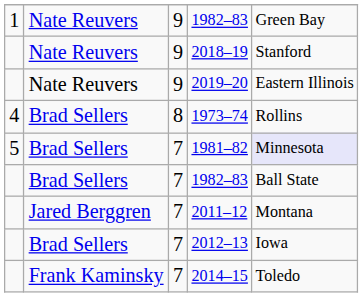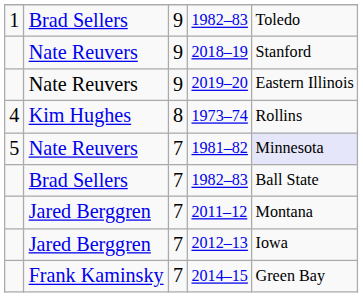(83, 20) Nate Reuvers -> (78, 20) Brad Sellers
(290, 20) Green Bay -> (278, 20) Toledo
(78, 116) Brad Sellers -> (80, 116) Kim Hughes
(78, 148) Brad Sellers -> (83, 148) Nate Reuvers
(78, 244) Brad Sellers -> (90, 244) Jared Berggren
(278, 276) Toledo -> (290, 276) Green Bay
